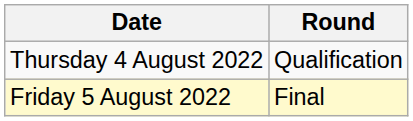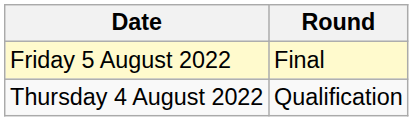rows swapped: (137, 60) <-> (121, 97)
